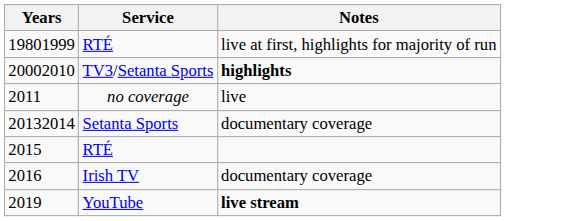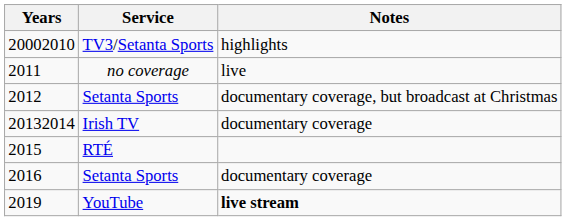- row: (42, 44)
(256, 70) bold -> (254, 44) normal
+ row: (25, 96)
(130, 123) Setanta Sports -> (111, 123) Irish TV
(111, 176) Irish TV -> (130, 176) Setanta Sports
